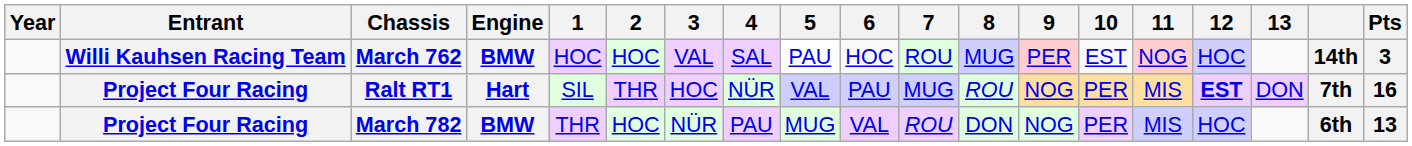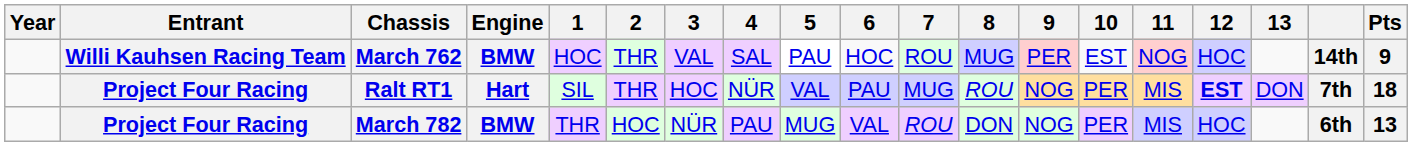(636, 56) HOC -> (636, 56) THR
(1385, 56) 3 -> (1385, 56) 9
(1385, 90) 16 -> (1385, 90) 18
